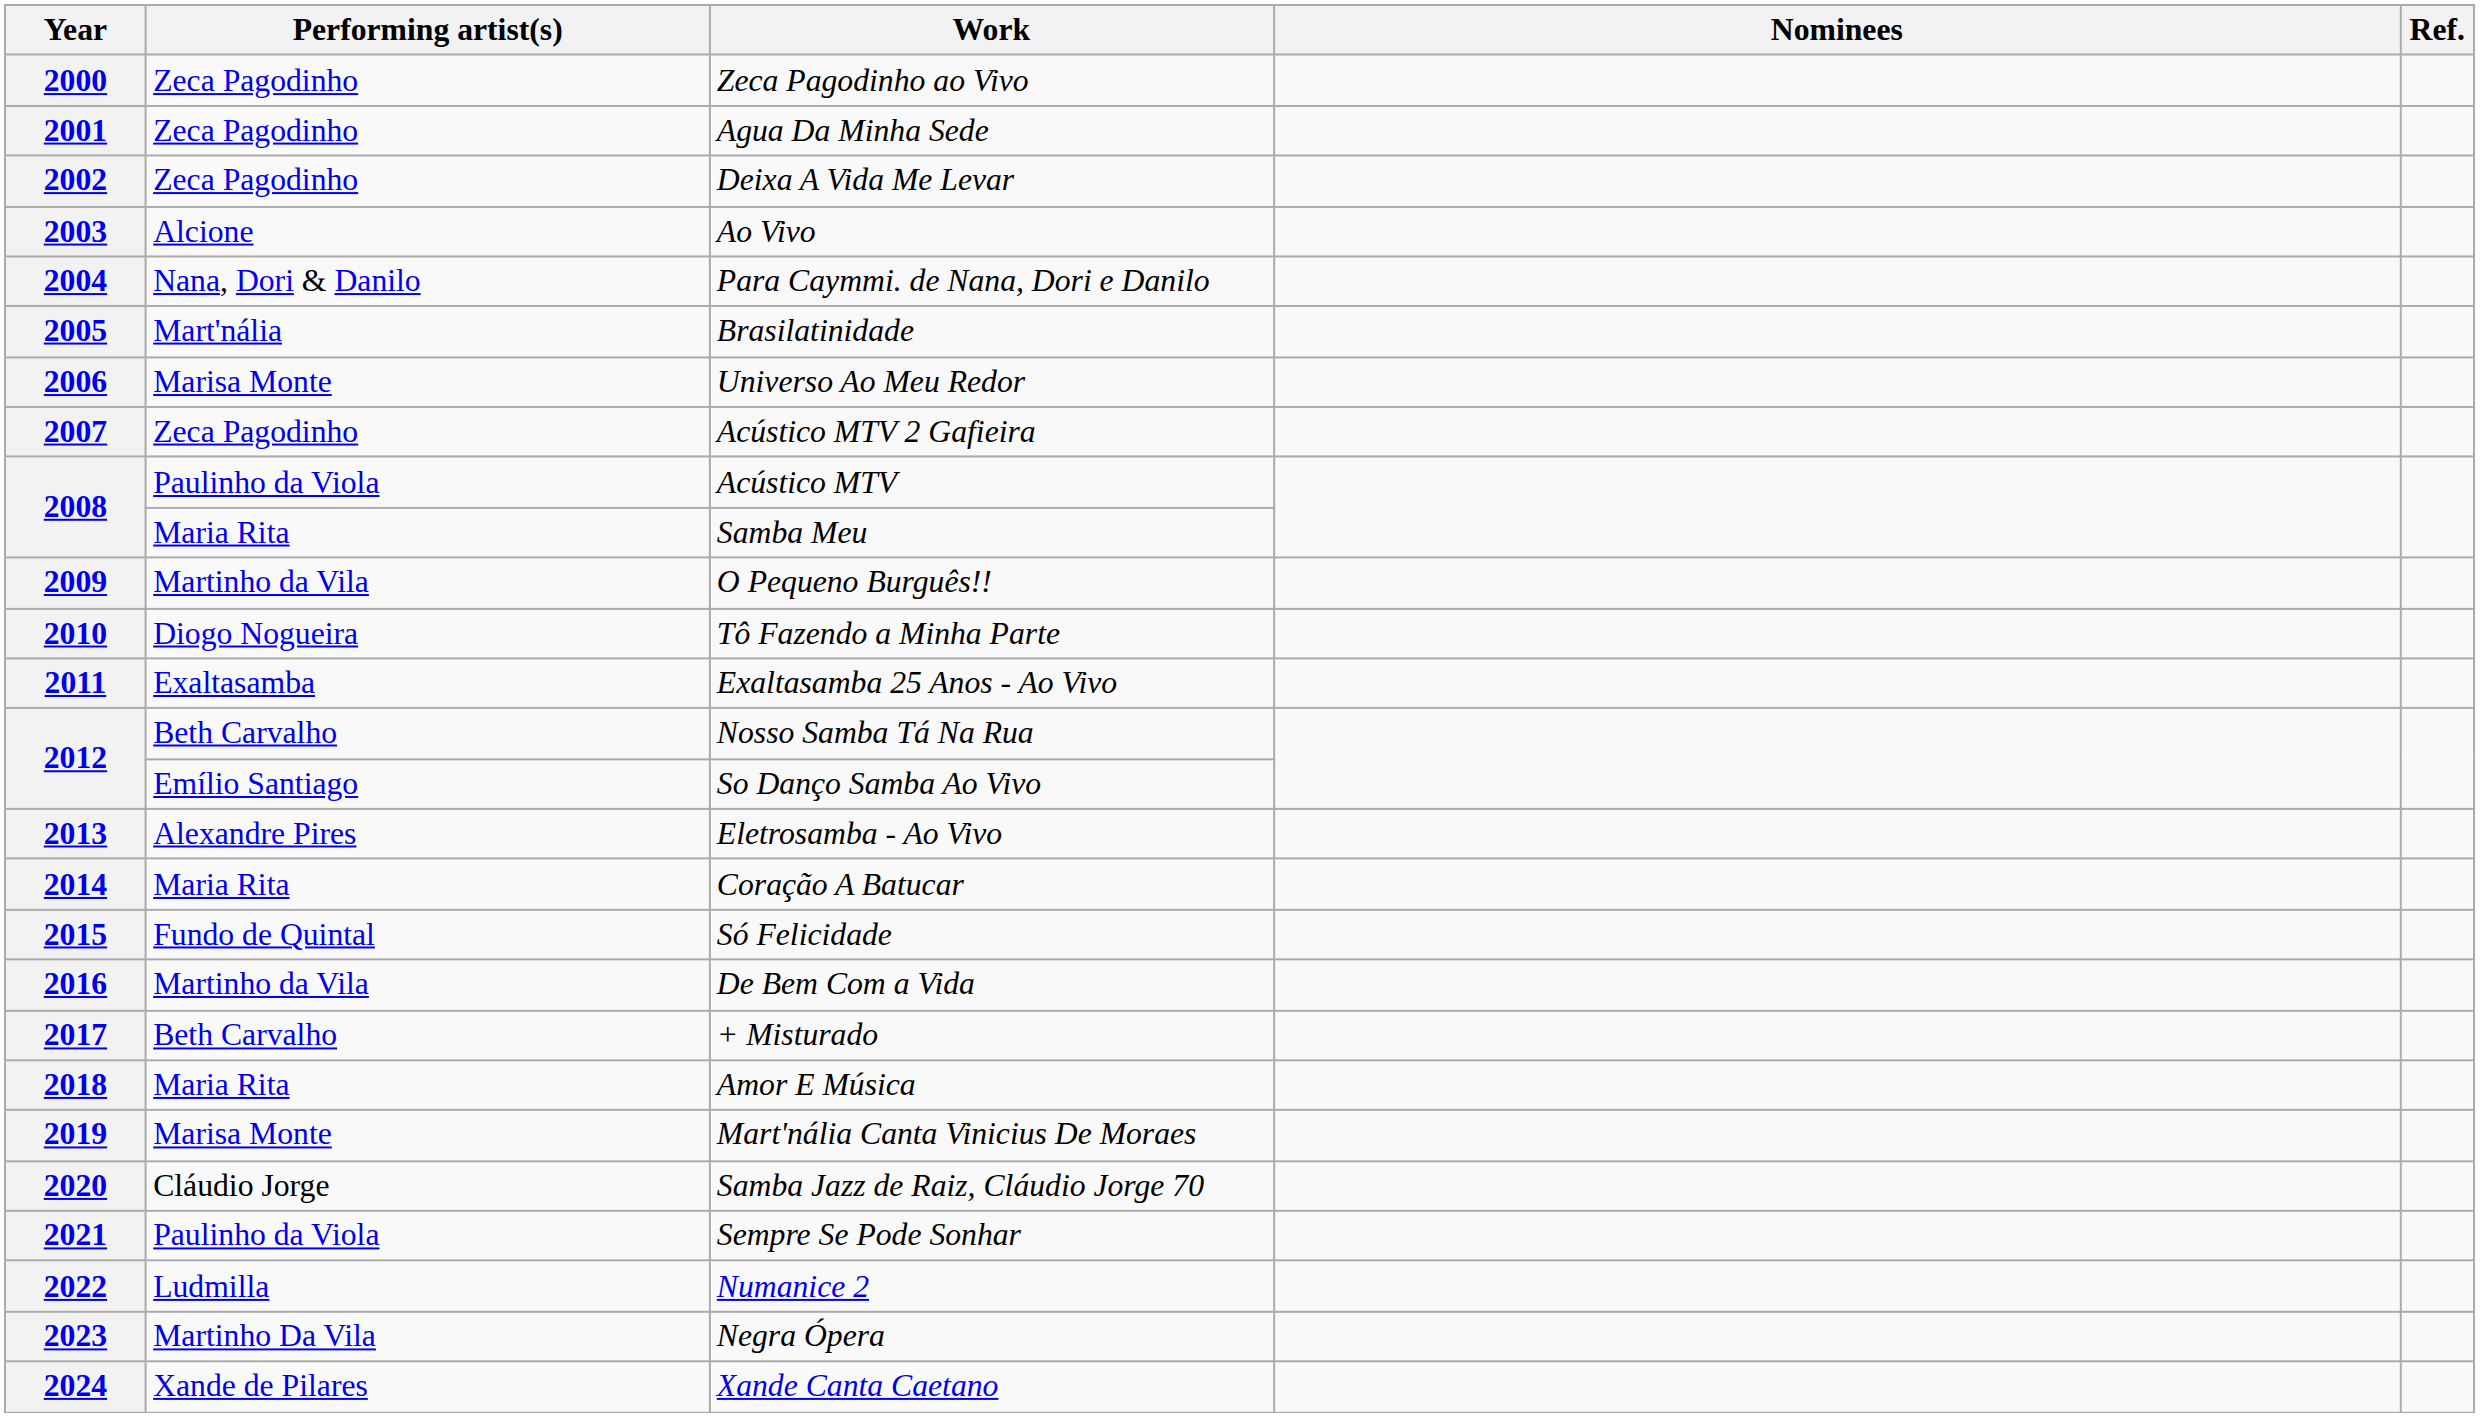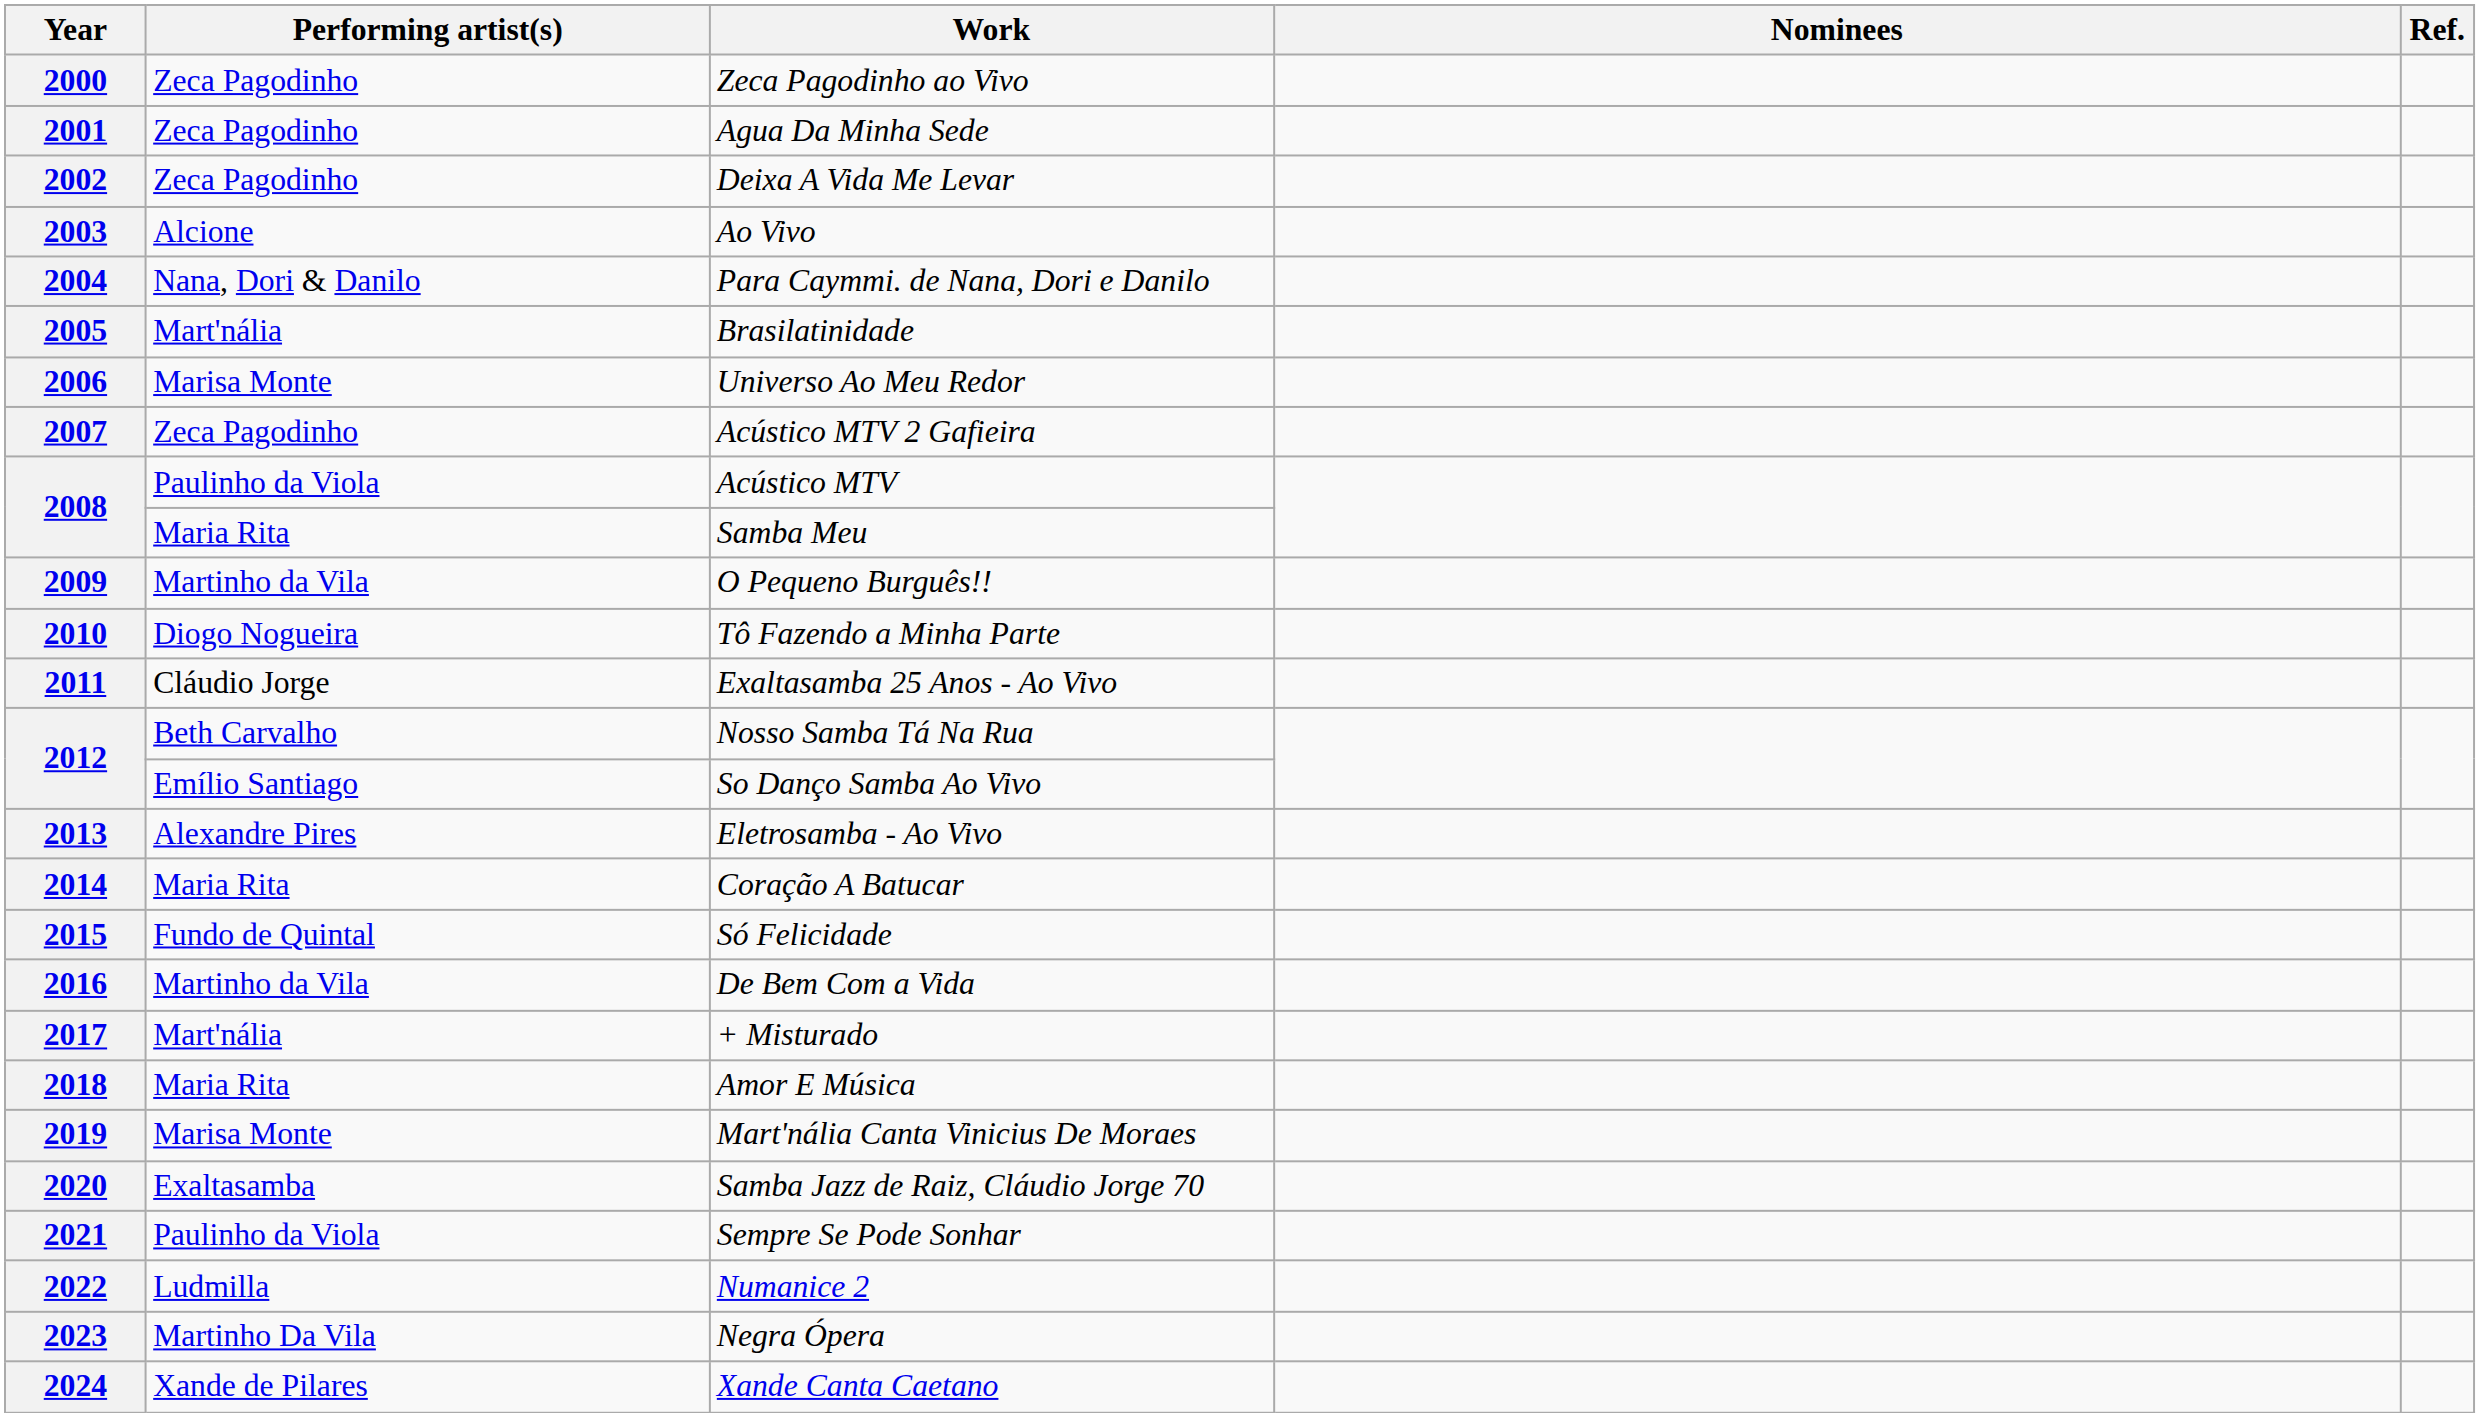(234, 682) Exaltasamba -> (241, 682) Cláudio Jorge
(245, 1034) Beth Carvalho -> (218, 1034) Mart'nália
(241, 1185) Cláudio Jorge -> (234, 1185) Exaltasamba
